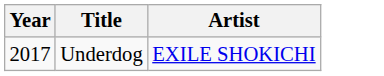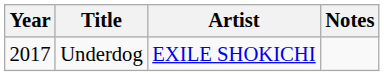+ column: (350, 20)
